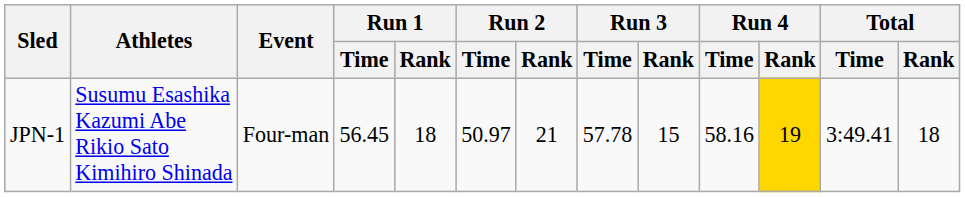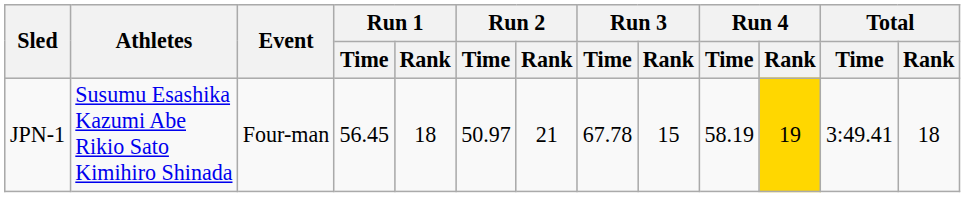(608, 134) 57.78 -> (608, 134) 67.78
(729, 134) 58.16 -> (729, 134) 58.19
